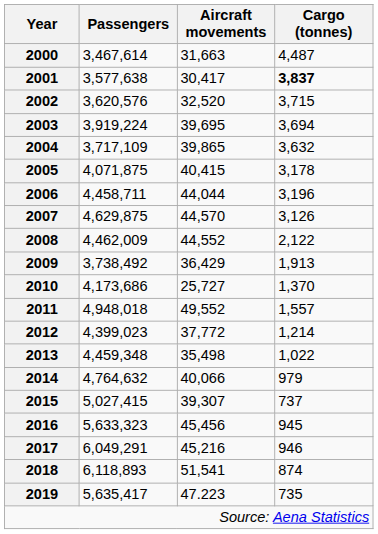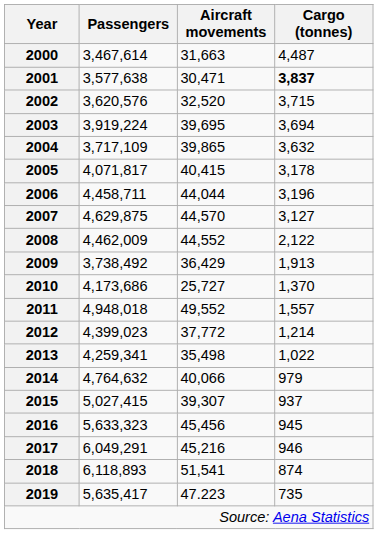(203, 78) 30,417 -> (203, 78) 30,471
(115, 170) 4,071,875 -> (115, 170) 4,071,817
(296, 217) 3,126 -> (296, 217) 3,127
(115, 355) 4,459,348 -> (115, 355) 4,259,341
(290, 401) 737 -> (290, 401) 937
